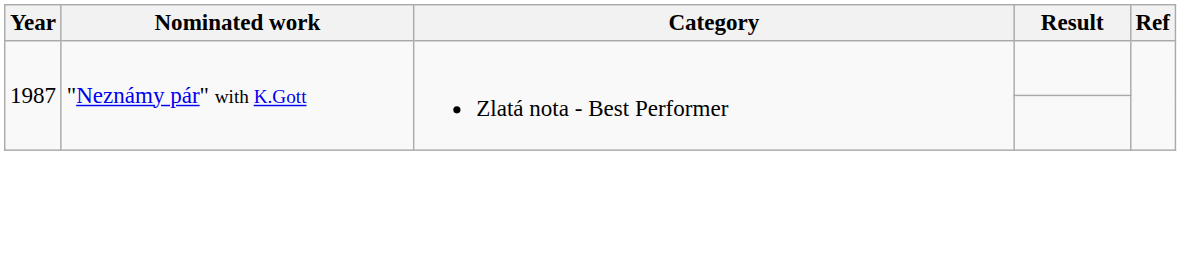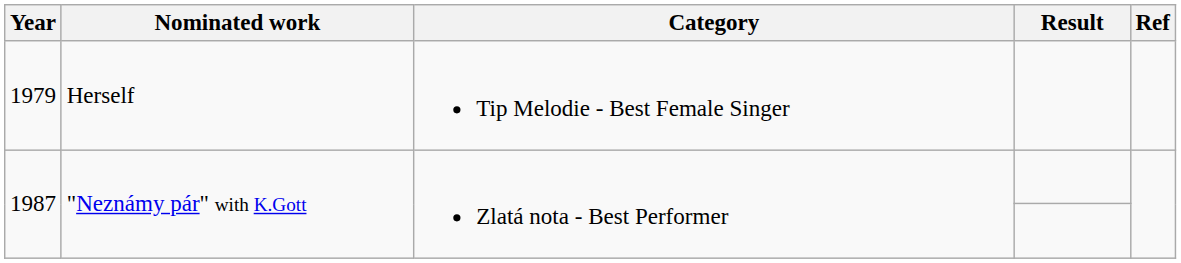+ row: (33, 95)
